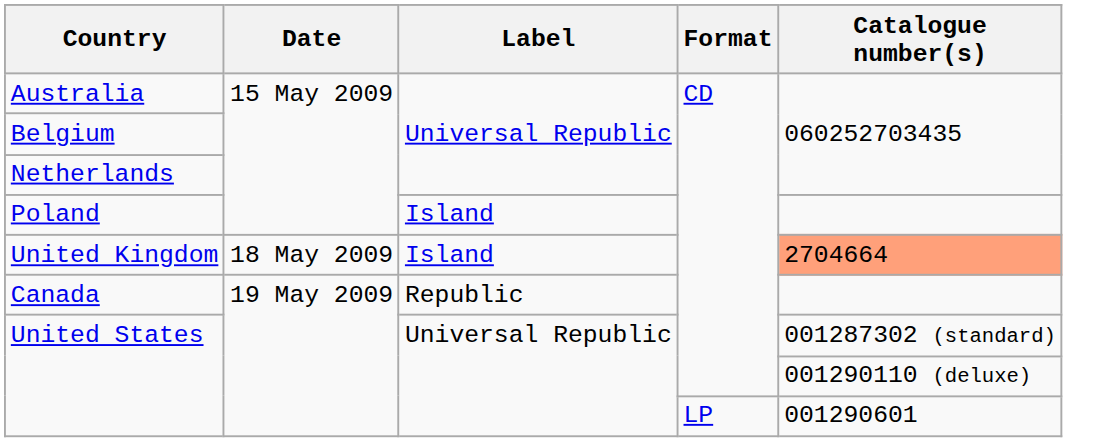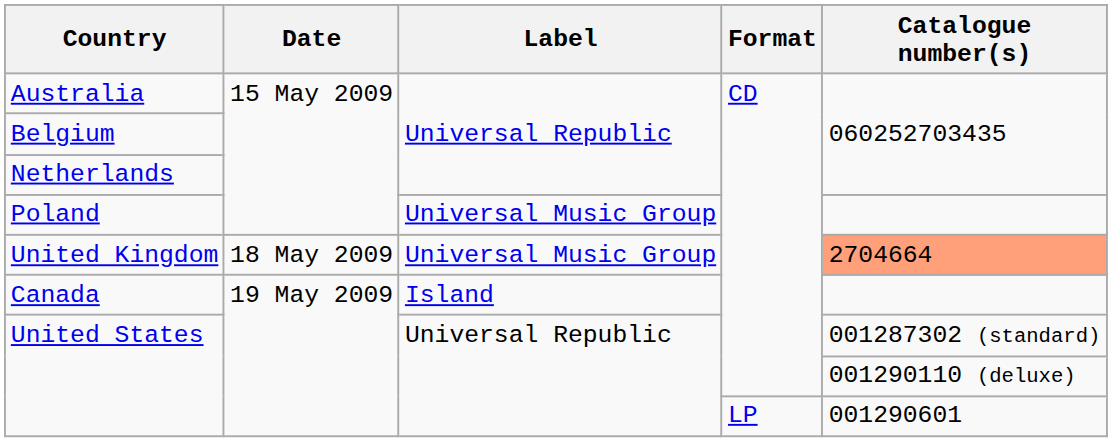(449, 215) Island -> (561, 215) Universal Music Group
(449, 255) Island -> (561, 255) Universal Music Group
(464, 295) Republic -> (449, 295) Island
